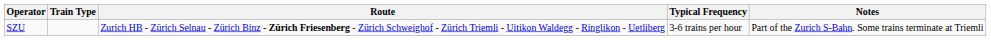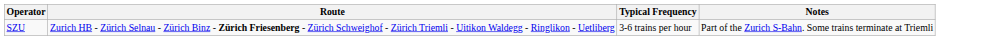- column: (73, 12)
